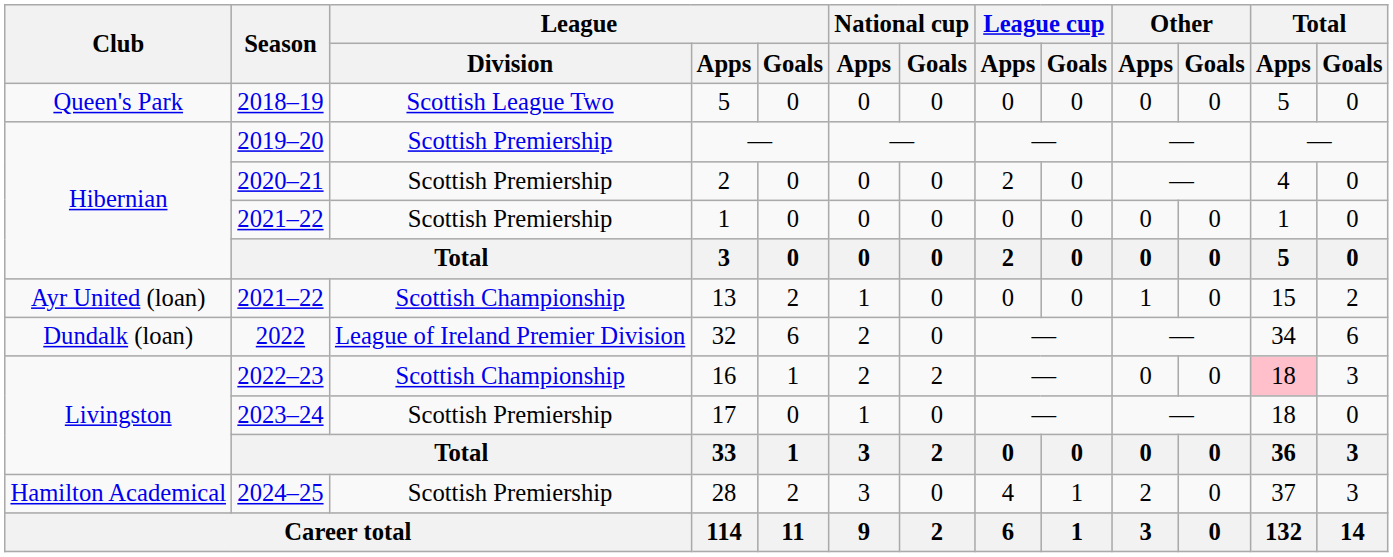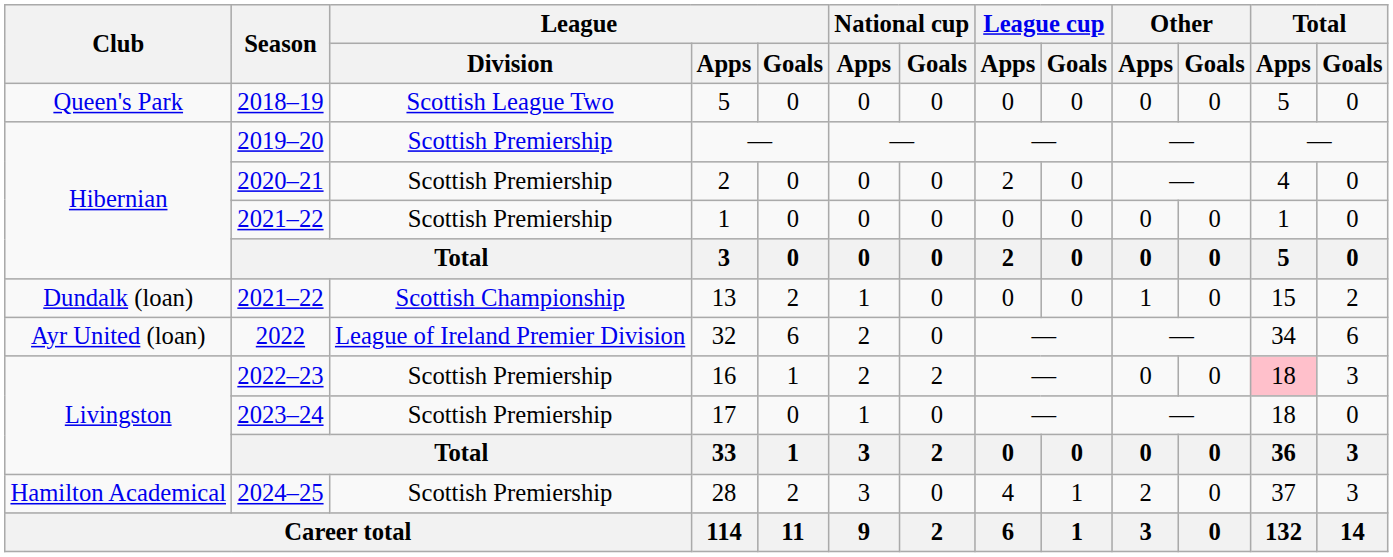(118, 297) Ayr United (loan) -> (118, 297) Dundalk (loan)
(118, 336) Dundalk (loan) -> (118, 336) Ayr United (loan)
(510, 375) Scottish Championship -> (510, 375) Scottish Premiership
